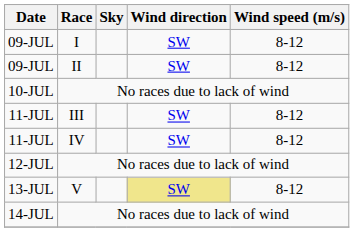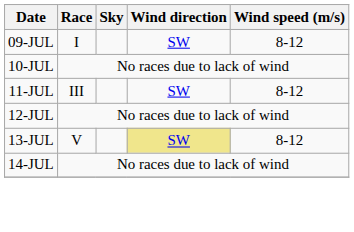- row: (31, 66)
- row: (31, 140)
